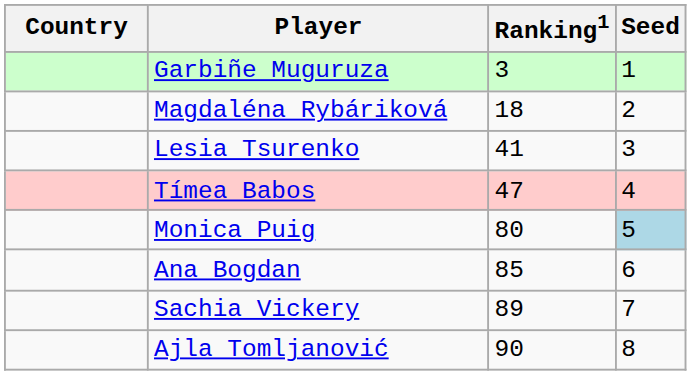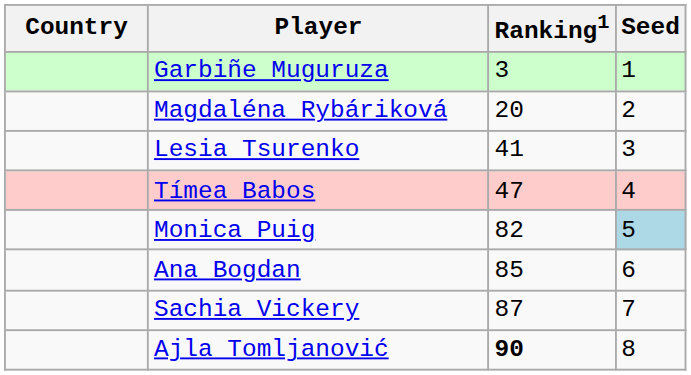(509, 111) 18 -> (509, 111) 20
(509, 230) 80 -> (509, 230) 82
(509, 310) 89 -> (509, 310) 87
(509, 350) normal -> (509, 350) bold
